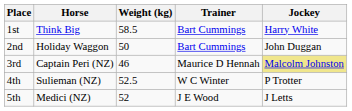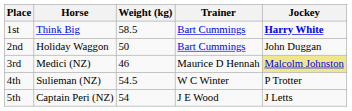(291, 30) normal -> (294, 30) bold
(75, 64) Captain Peri (NZ) -> (63, 64) Medici (NZ)
(128, 81) 52.5 -> (128, 81) 54.5
(63, 98) Medici (NZ) -> (75, 98) Captain Peri (NZ)
(124, 98) 52 -> (124, 98) 54
